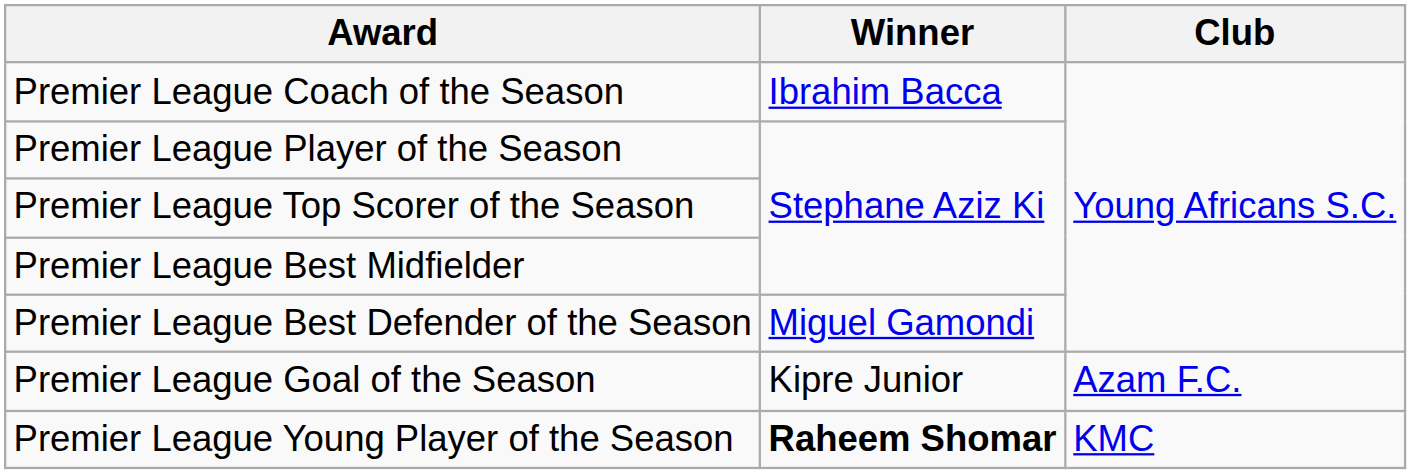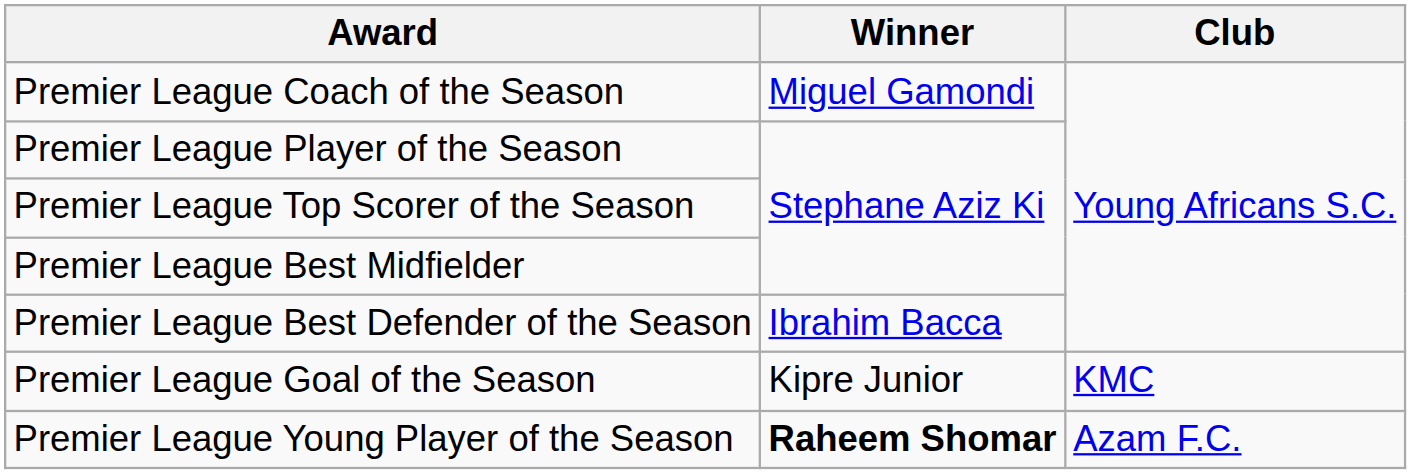(885, 91) Ibrahim Bacca -> (901, 91) Miguel Gamondi
(901, 322) Miguel Gamondi -> (885, 322) Ibrahim Bacca
(1157, 380) Azam F.C. -> (1114, 380) KMC
(1114, 438) KMC -> (1157, 438) Azam F.C.
